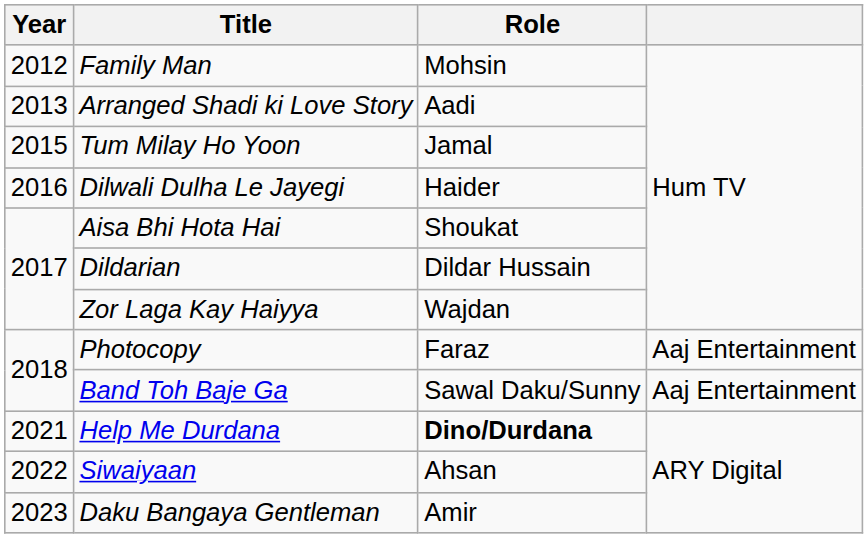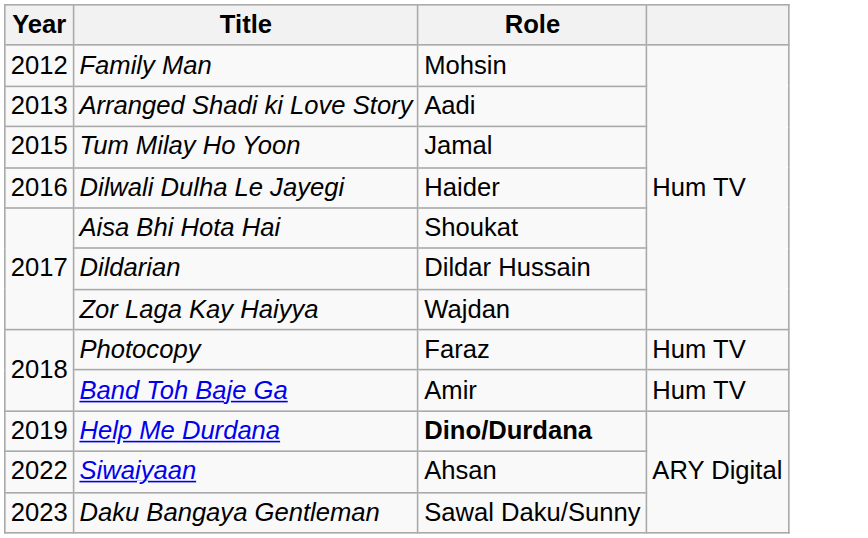(754, 349) Aaj Entertainment -> (699, 349) Hum TV
(532, 390) Sawal Daku/Sunny -> (451, 390) Amir
(754, 390) Aaj Entertainment -> (699, 390) Hum TV
(39, 430) 2021 -> (39, 430) 2019
(451, 512) Amir -> (532, 512) Sawal Daku/Sunny
